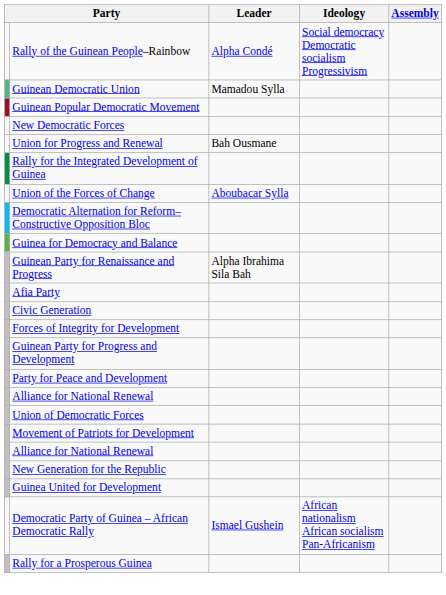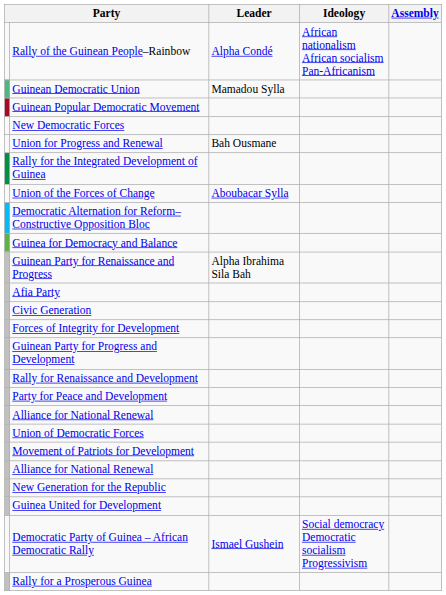(343, 51) Social democracy Democratic socialism Progressivism -> (343, 51) African nationalism African socialism Pan-Africanism
+ row: (105, 378)
(343, 525) African nationalism African socialism Pan-Africanism -> (343, 544) Social democracy Democratic socialism Progressivism
